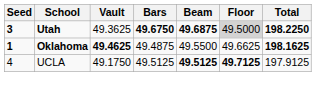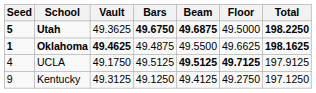(10, 29) 3 -> (10, 29) 5
(241, 29) lightgrey background -> (241, 29) no background
+ row: (59, 79)
